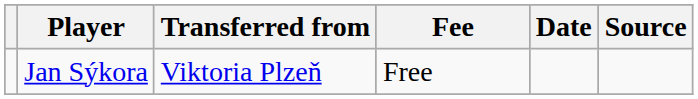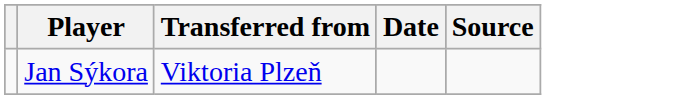- column: (453, 26)
